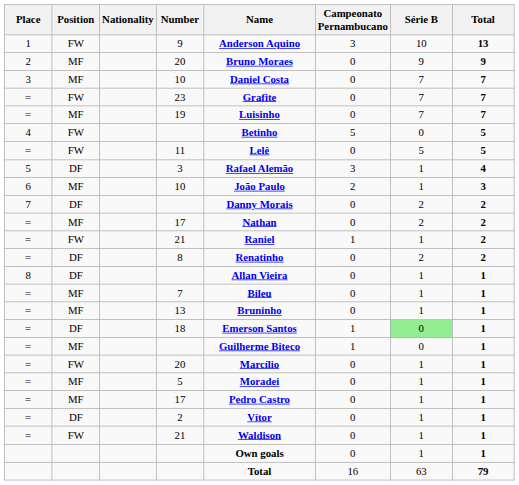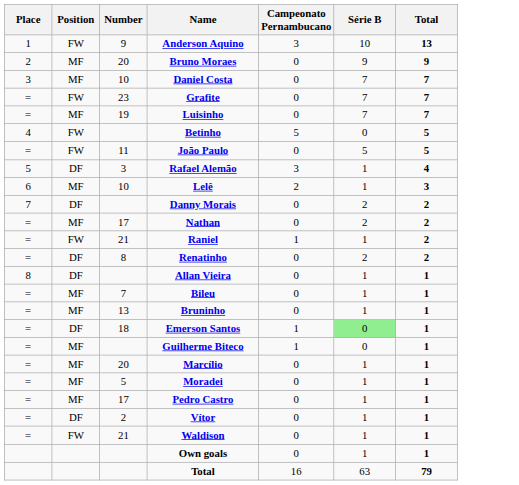- column: (128, 19)
(260, 150) Lelê -> (203, 150) João Paulo
(260, 186) João Paulo -> (203, 186) Lelê
(76, 364) FW -> (76, 364) MF
